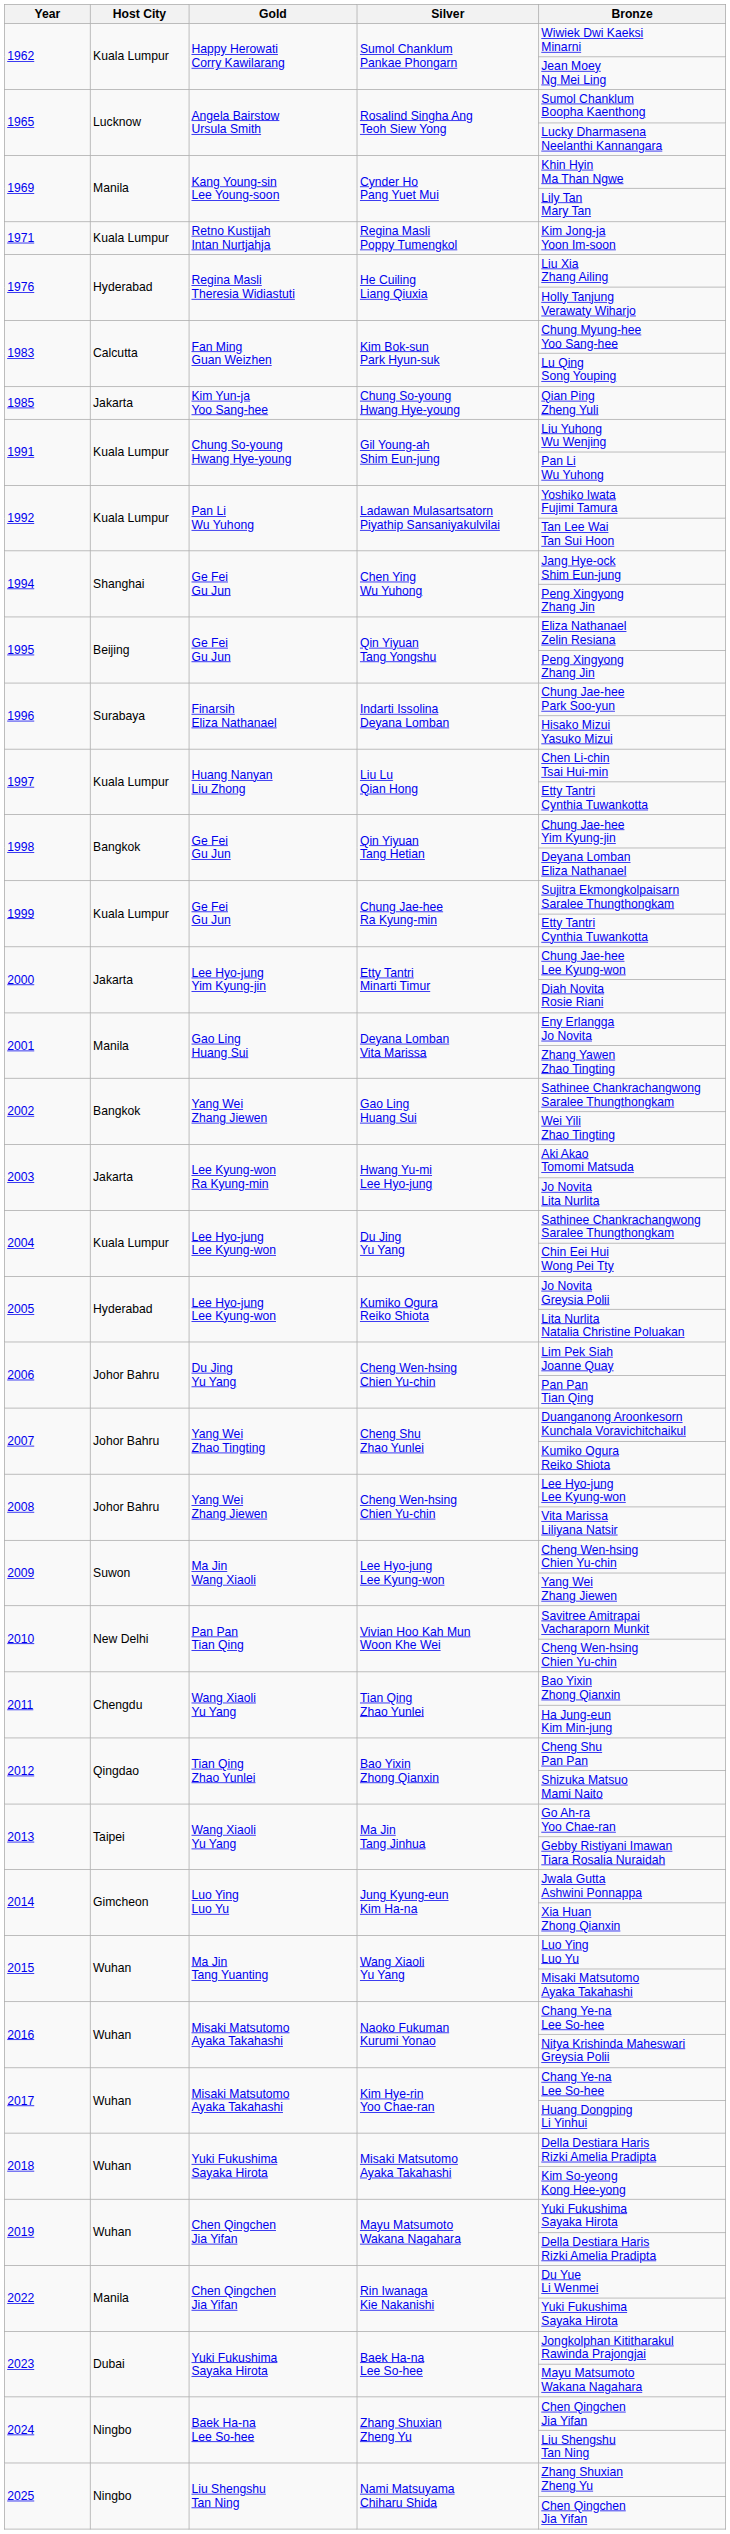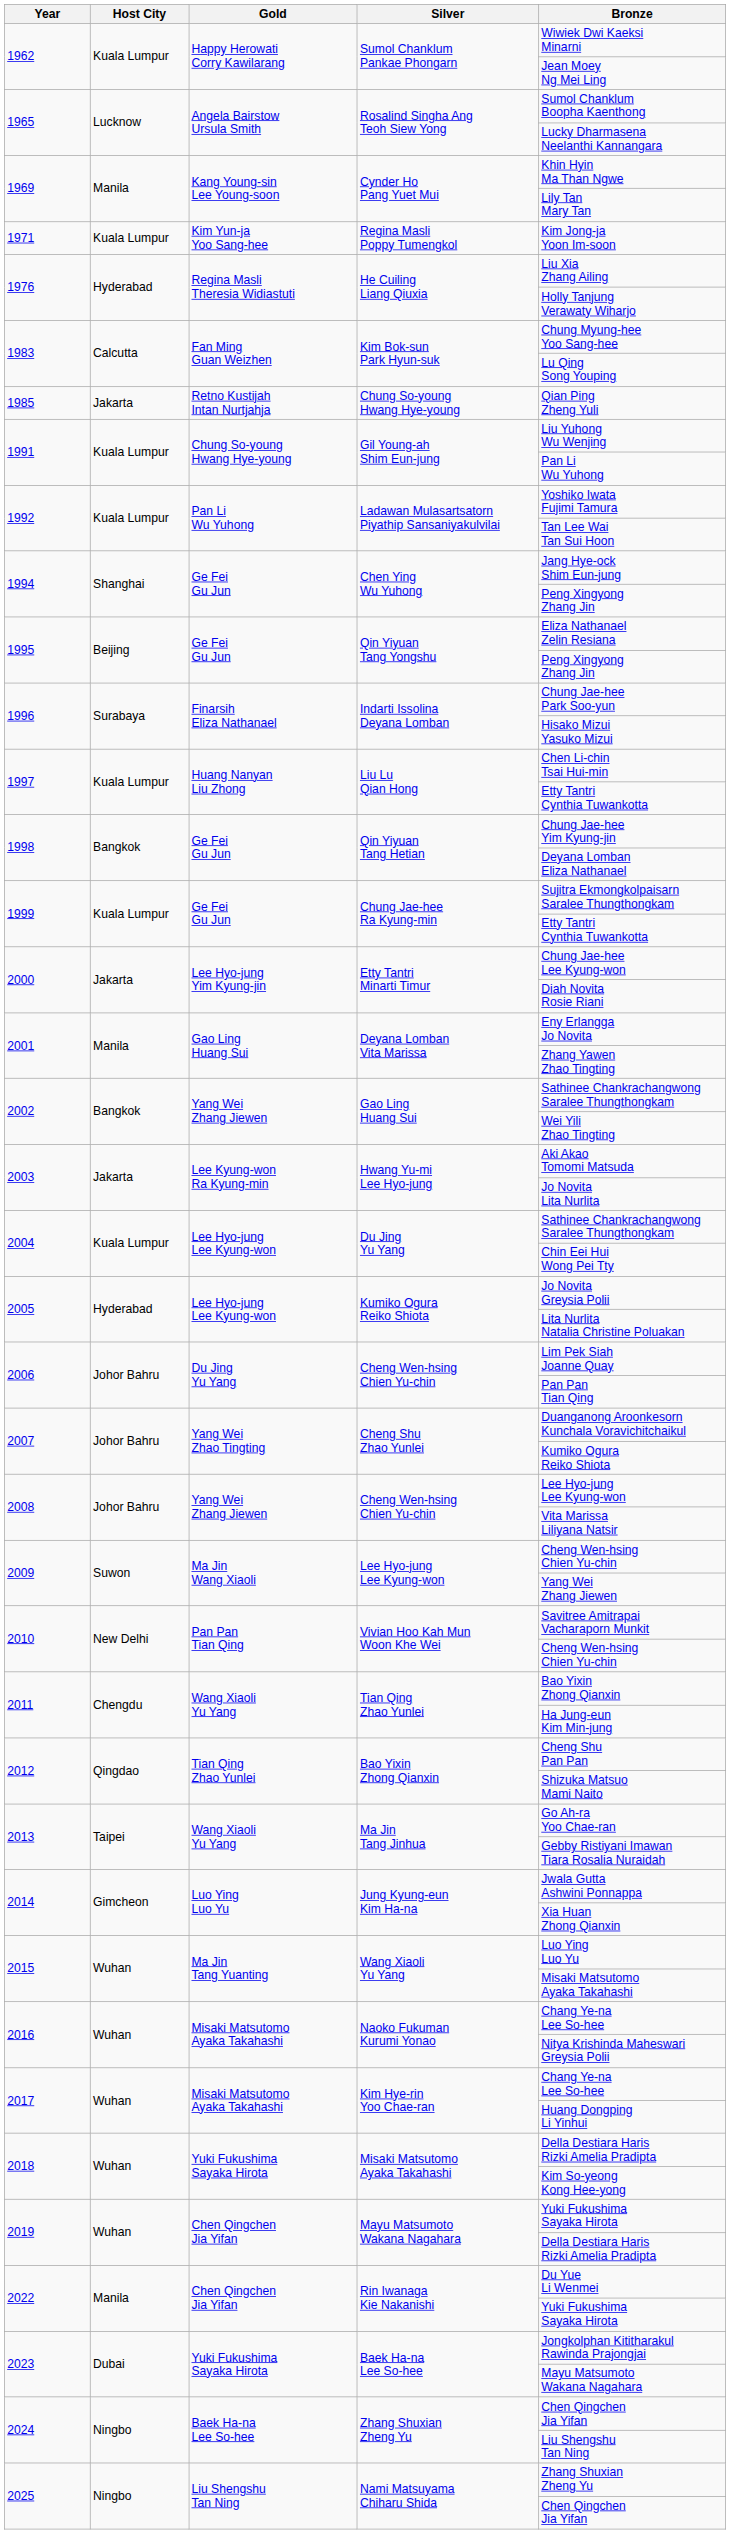(231, 238) Retno Kustijah Intan Nurtjahja -> (230, 238) Kim Yun-ja Yoo Sang-hee
(230, 402) Kim Yun-ja Yoo Sang-hee -> (231, 402) Retno Kustijah Intan Nurtjahja
